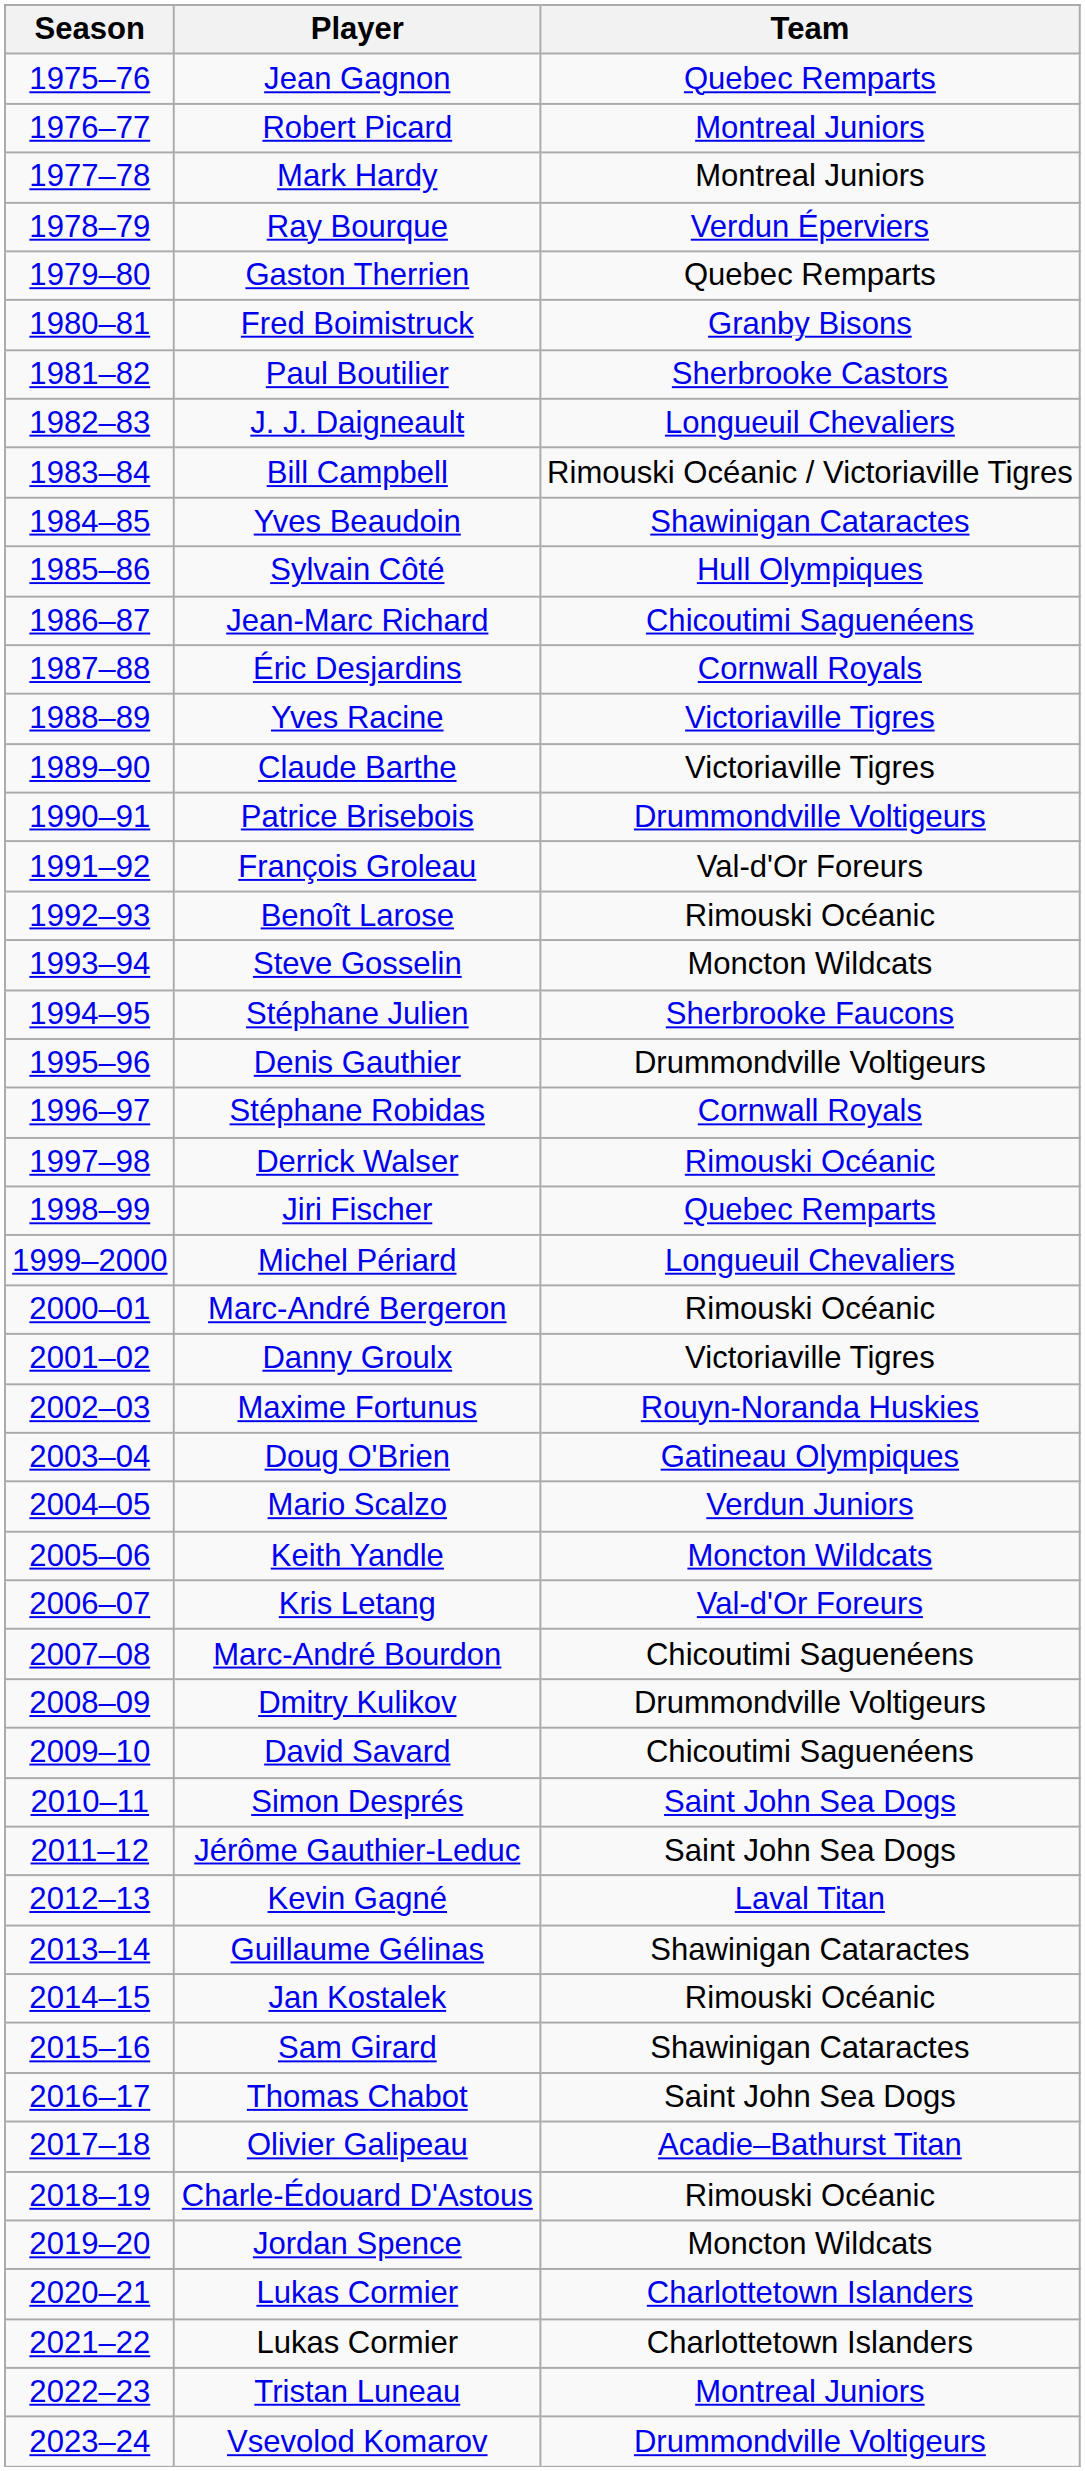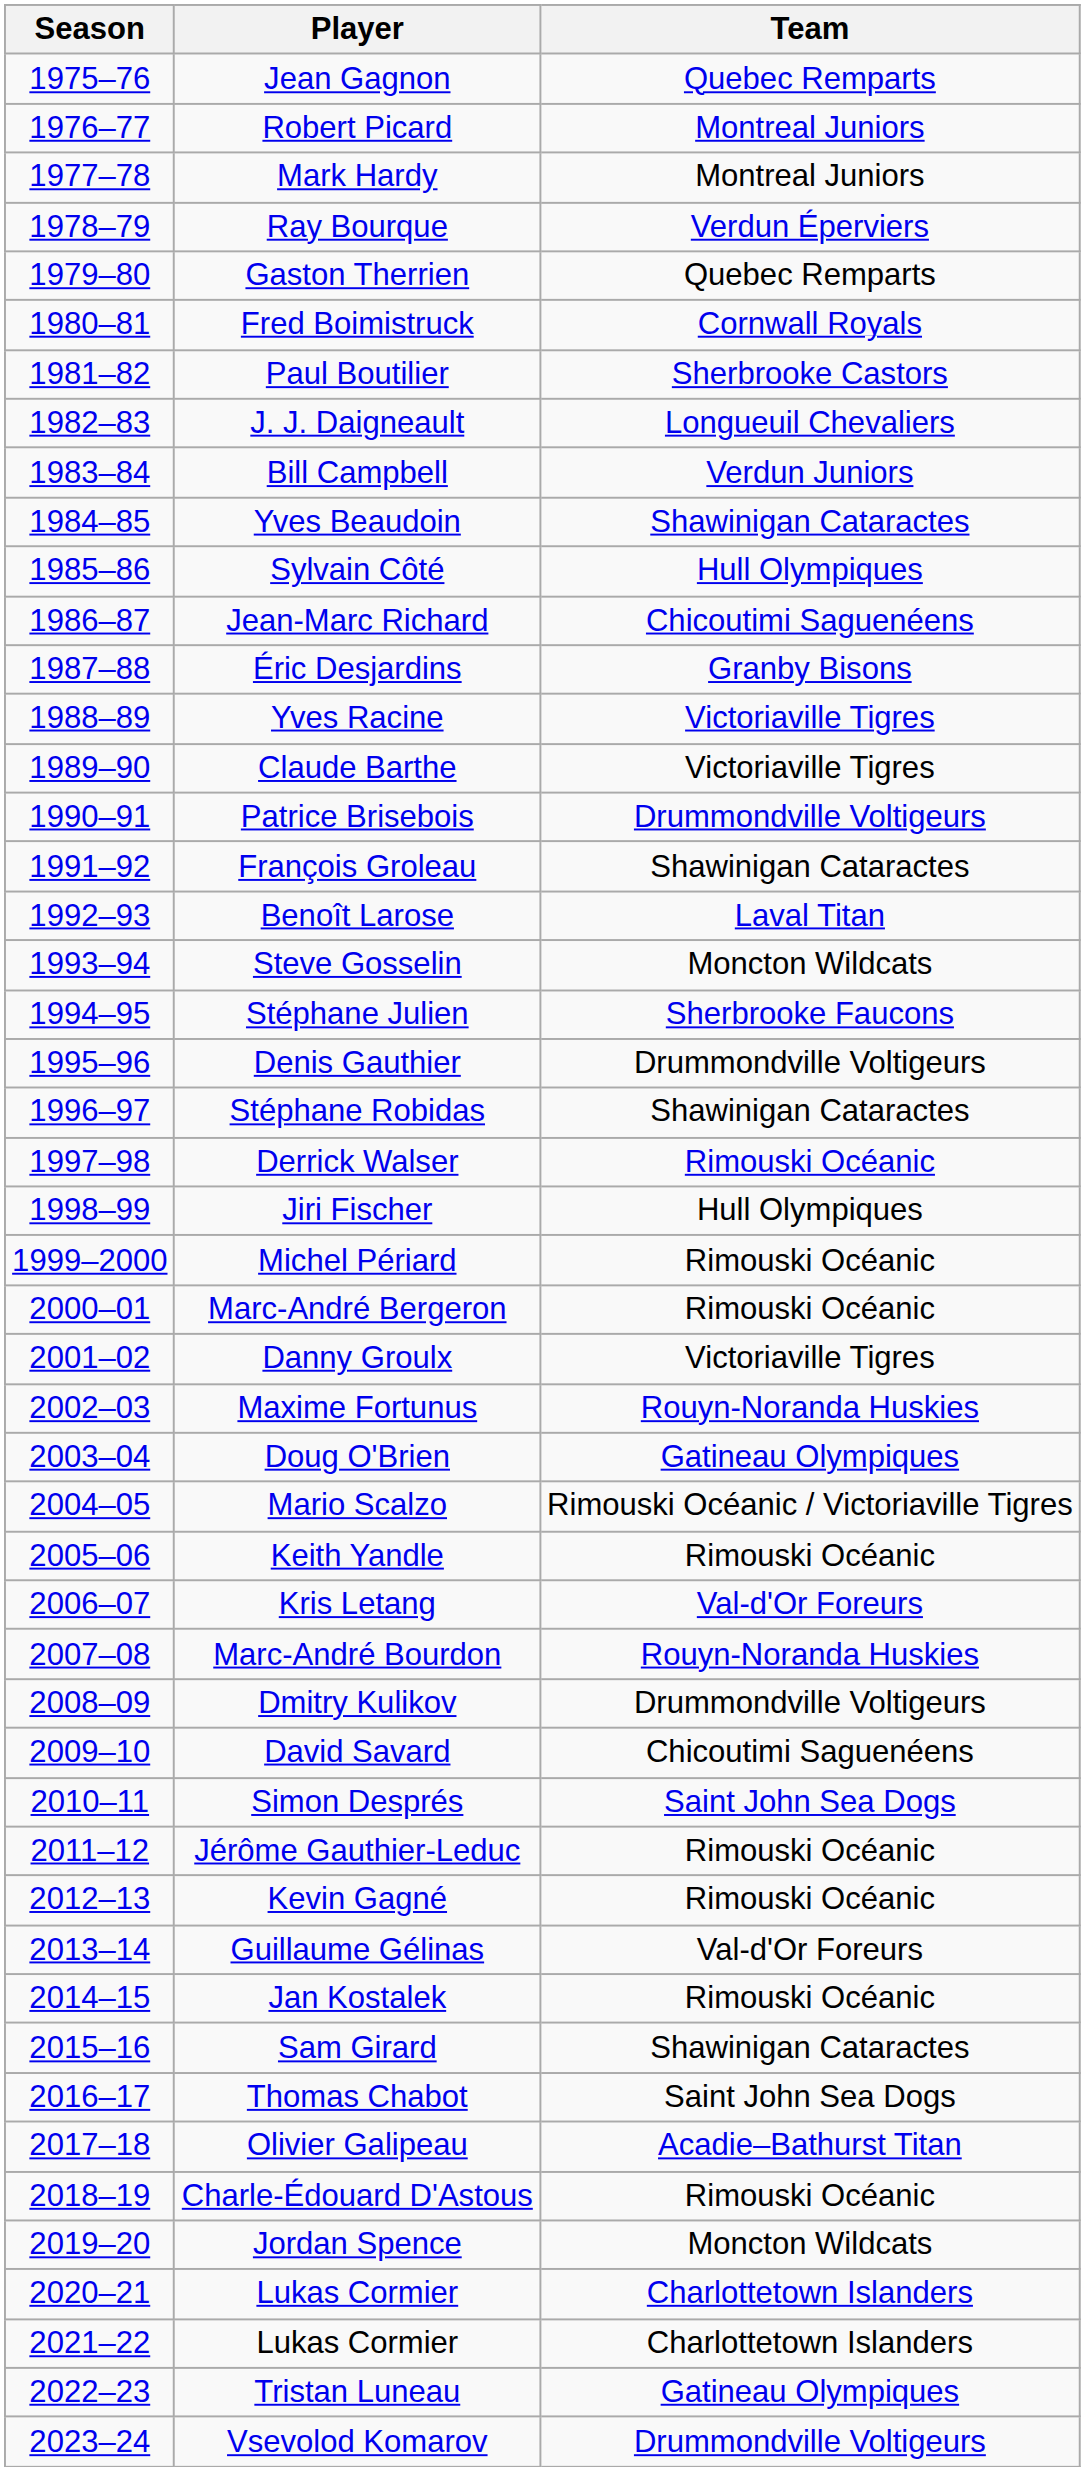(810, 324) Granby Bisons -> (810, 324) Cornwall Royals
(810, 472) Rimouski Océanic / Victoriaville Tigres -> (810, 472) Verdun Juniors
(810, 669) Cornwall Royals -> (810, 669) Granby Bisons
(810, 865) Val-d'Or Foreurs -> (810, 865) Shawinigan Cataractes
(810, 915) Rimouski Océanic -> (810, 915) Laval Titan
(810, 1112) Cornwall Royals -> (810, 1112) Shawinigan Cataractes
(810, 1210) Quebec Remparts -> (810, 1210) Hull Olympiques
(810, 1259) Longueuil Chevaliers -> (810, 1259) Rimouski Océanic
(810, 1505) Verdun Juniors -> (810, 1505) Rimouski Océanic / Victoriaville Tigres
(810, 1555) Moncton Wildcats -> (810, 1555) Rimouski Océanic
(810, 1653) Chicoutimi Saguenéens -> (810, 1653) Rouyn-Noranda Huskies
(810, 1850) Saint John Sea Dogs -> (810, 1850) Rimouski Océanic
(810, 1899) Laval Titan -> (810, 1899) Rimouski Océanic
(810, 1948) Shawinigan Cataractes -> (810, 1948) Val-d'Or Foreurs
(810, 2392) Montreal Juniors -> (810, 2392) Gatineau Olympiques
